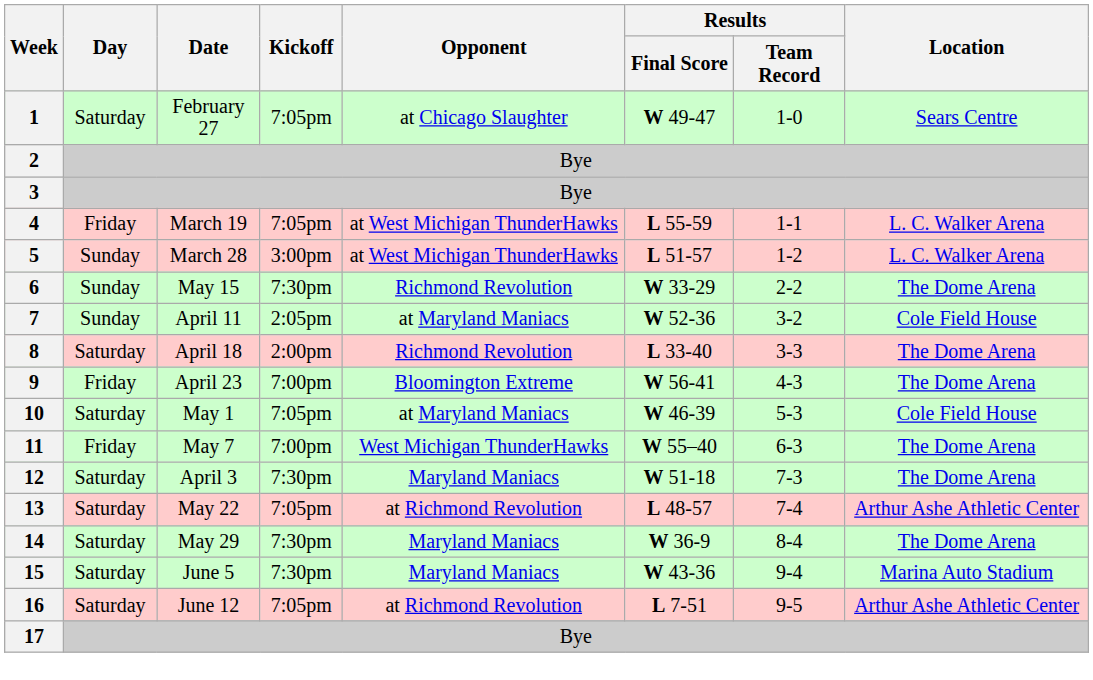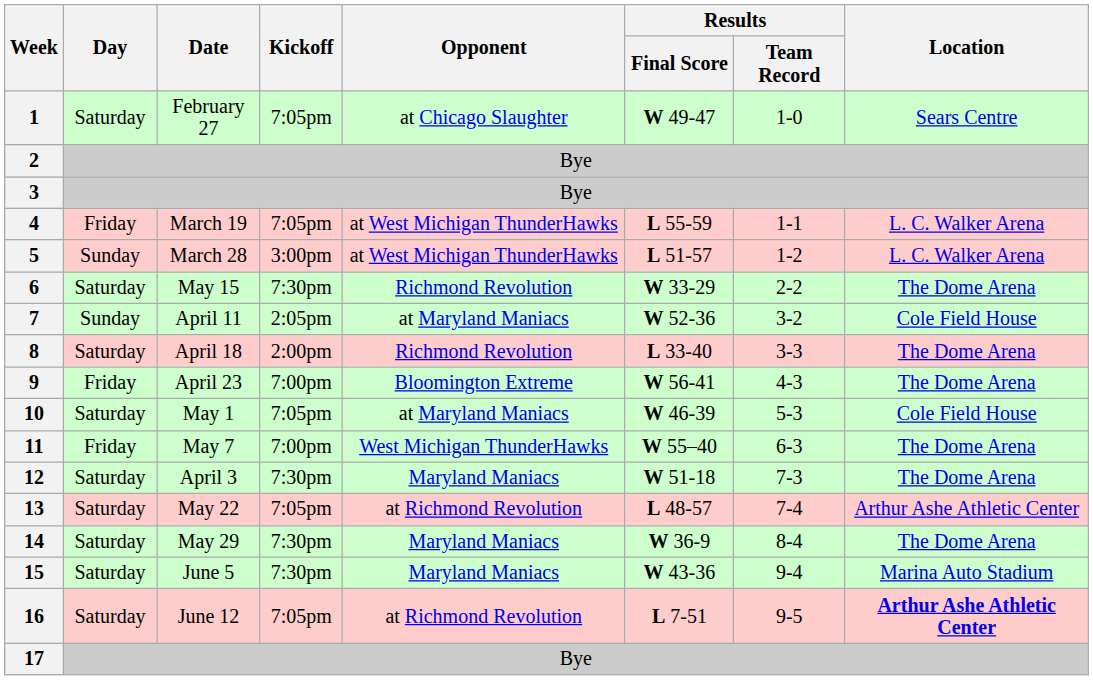(110, 287) Sunday -> (110, 287) Saturday
(967, 604) normal -> (967, 615) bold
